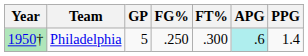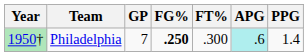(144, 40) 5 -> (144, 40) 7
(176, 40) normal -> (176, 40) bold
